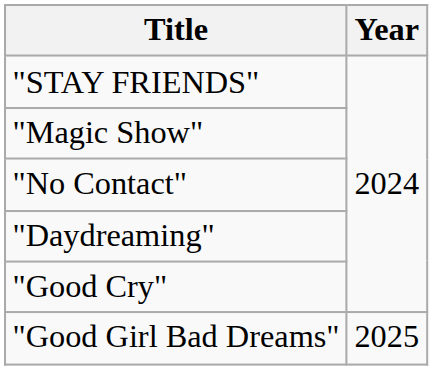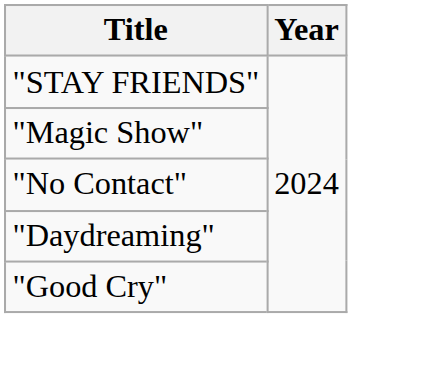- row: (176, 337)
